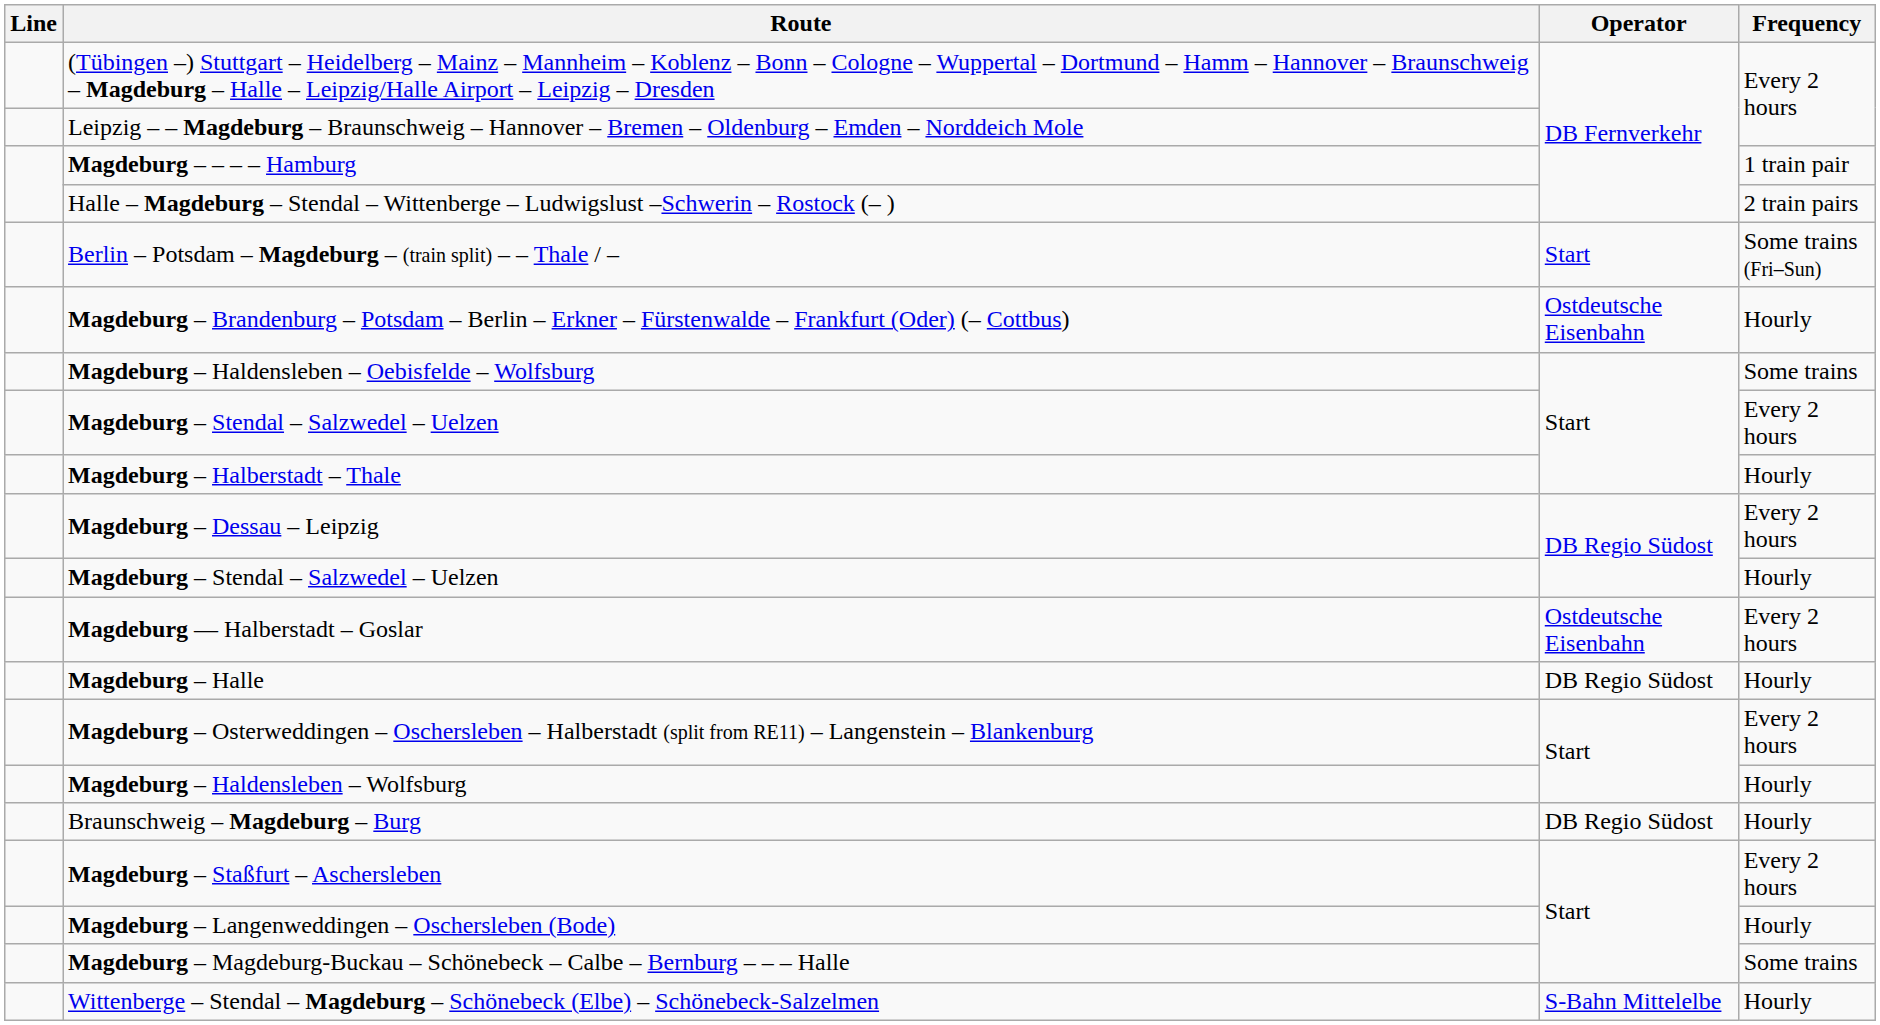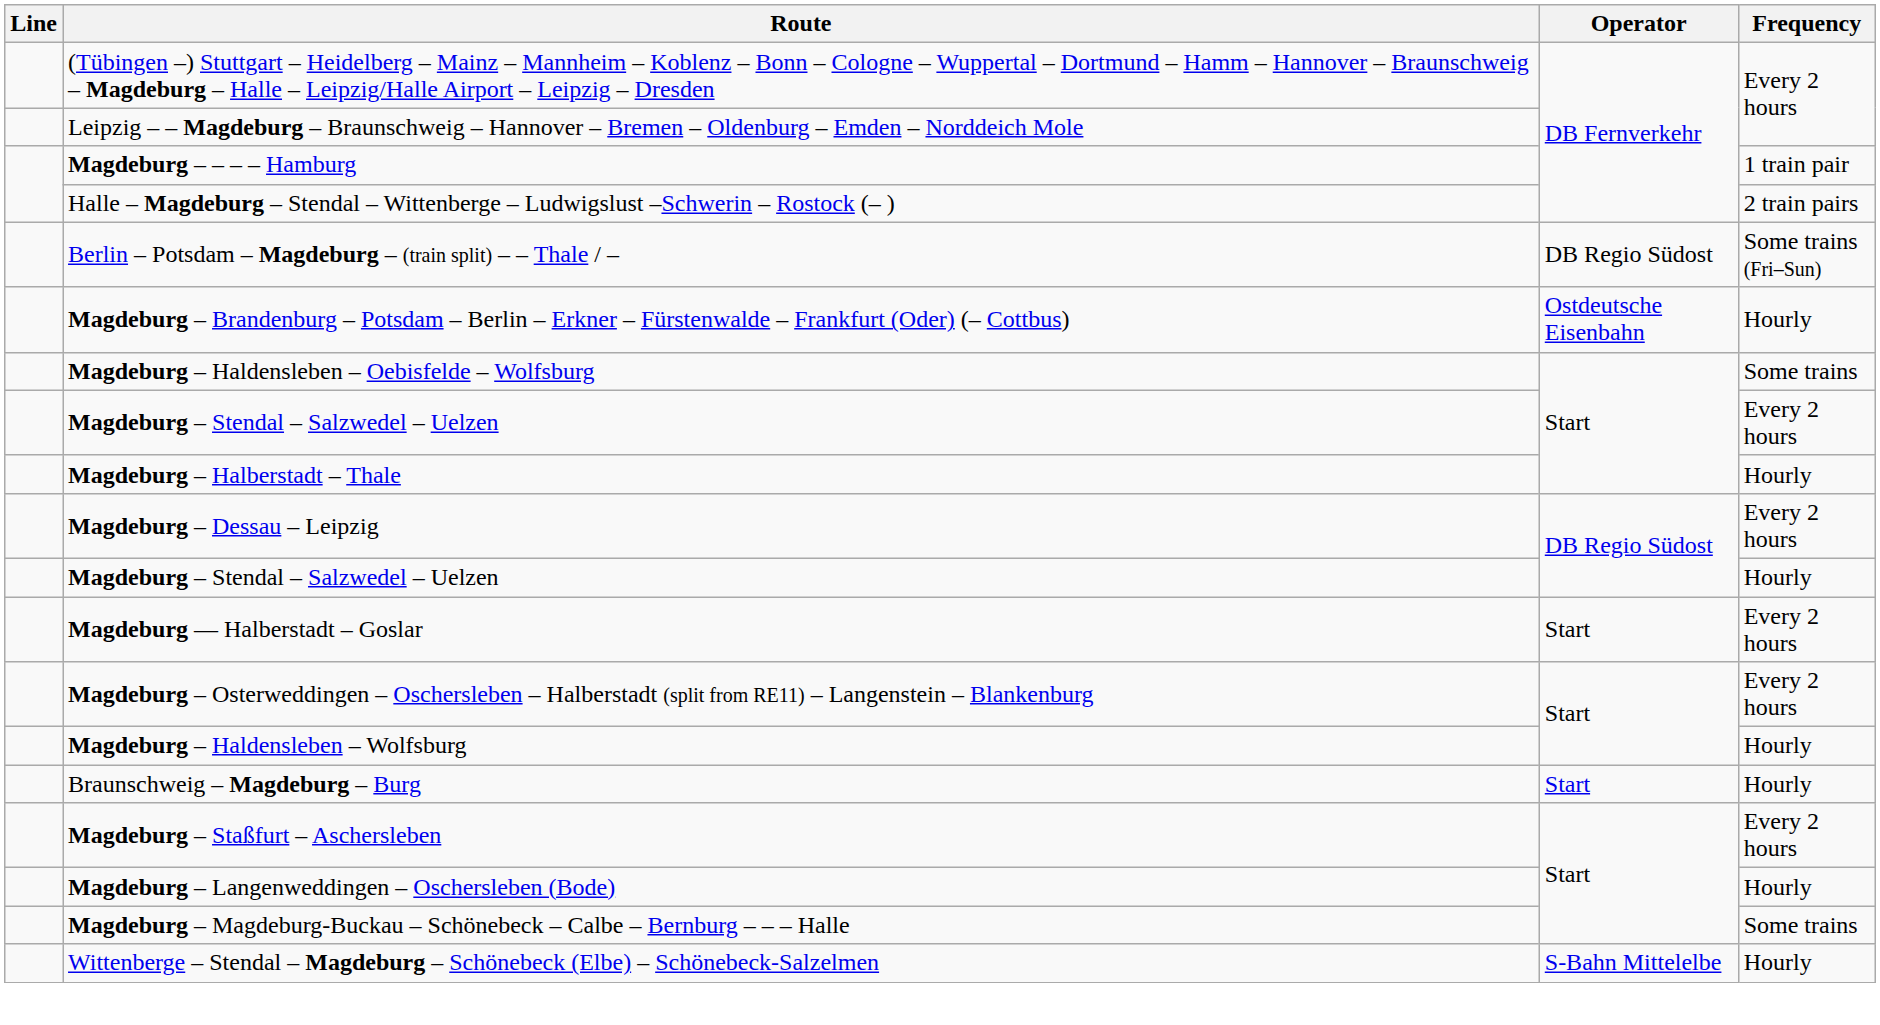(1567, 254) Start -> (1629, 254) DB Regio Südost
(1603, 628) Ostdeutsche Eisenbahn -> (1567, 628) Start
- row: (166, 680)
(1629, 821) DB Regio Südost -> (1567, 783) Start
